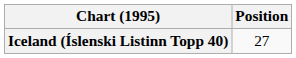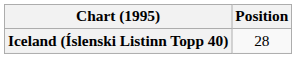(262, 41) 27 -> (262, 41) 28
